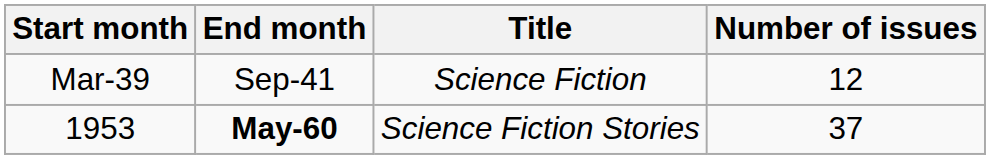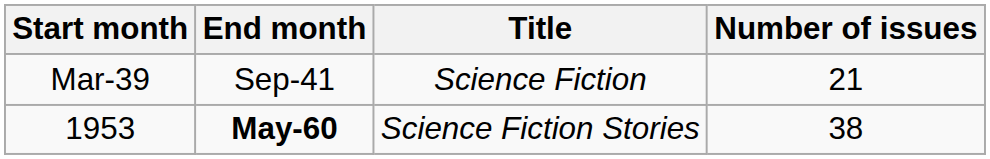(846, 79) 12 -> (846, 79) 21
(846, 128) 37 -> (846, 128) 38
